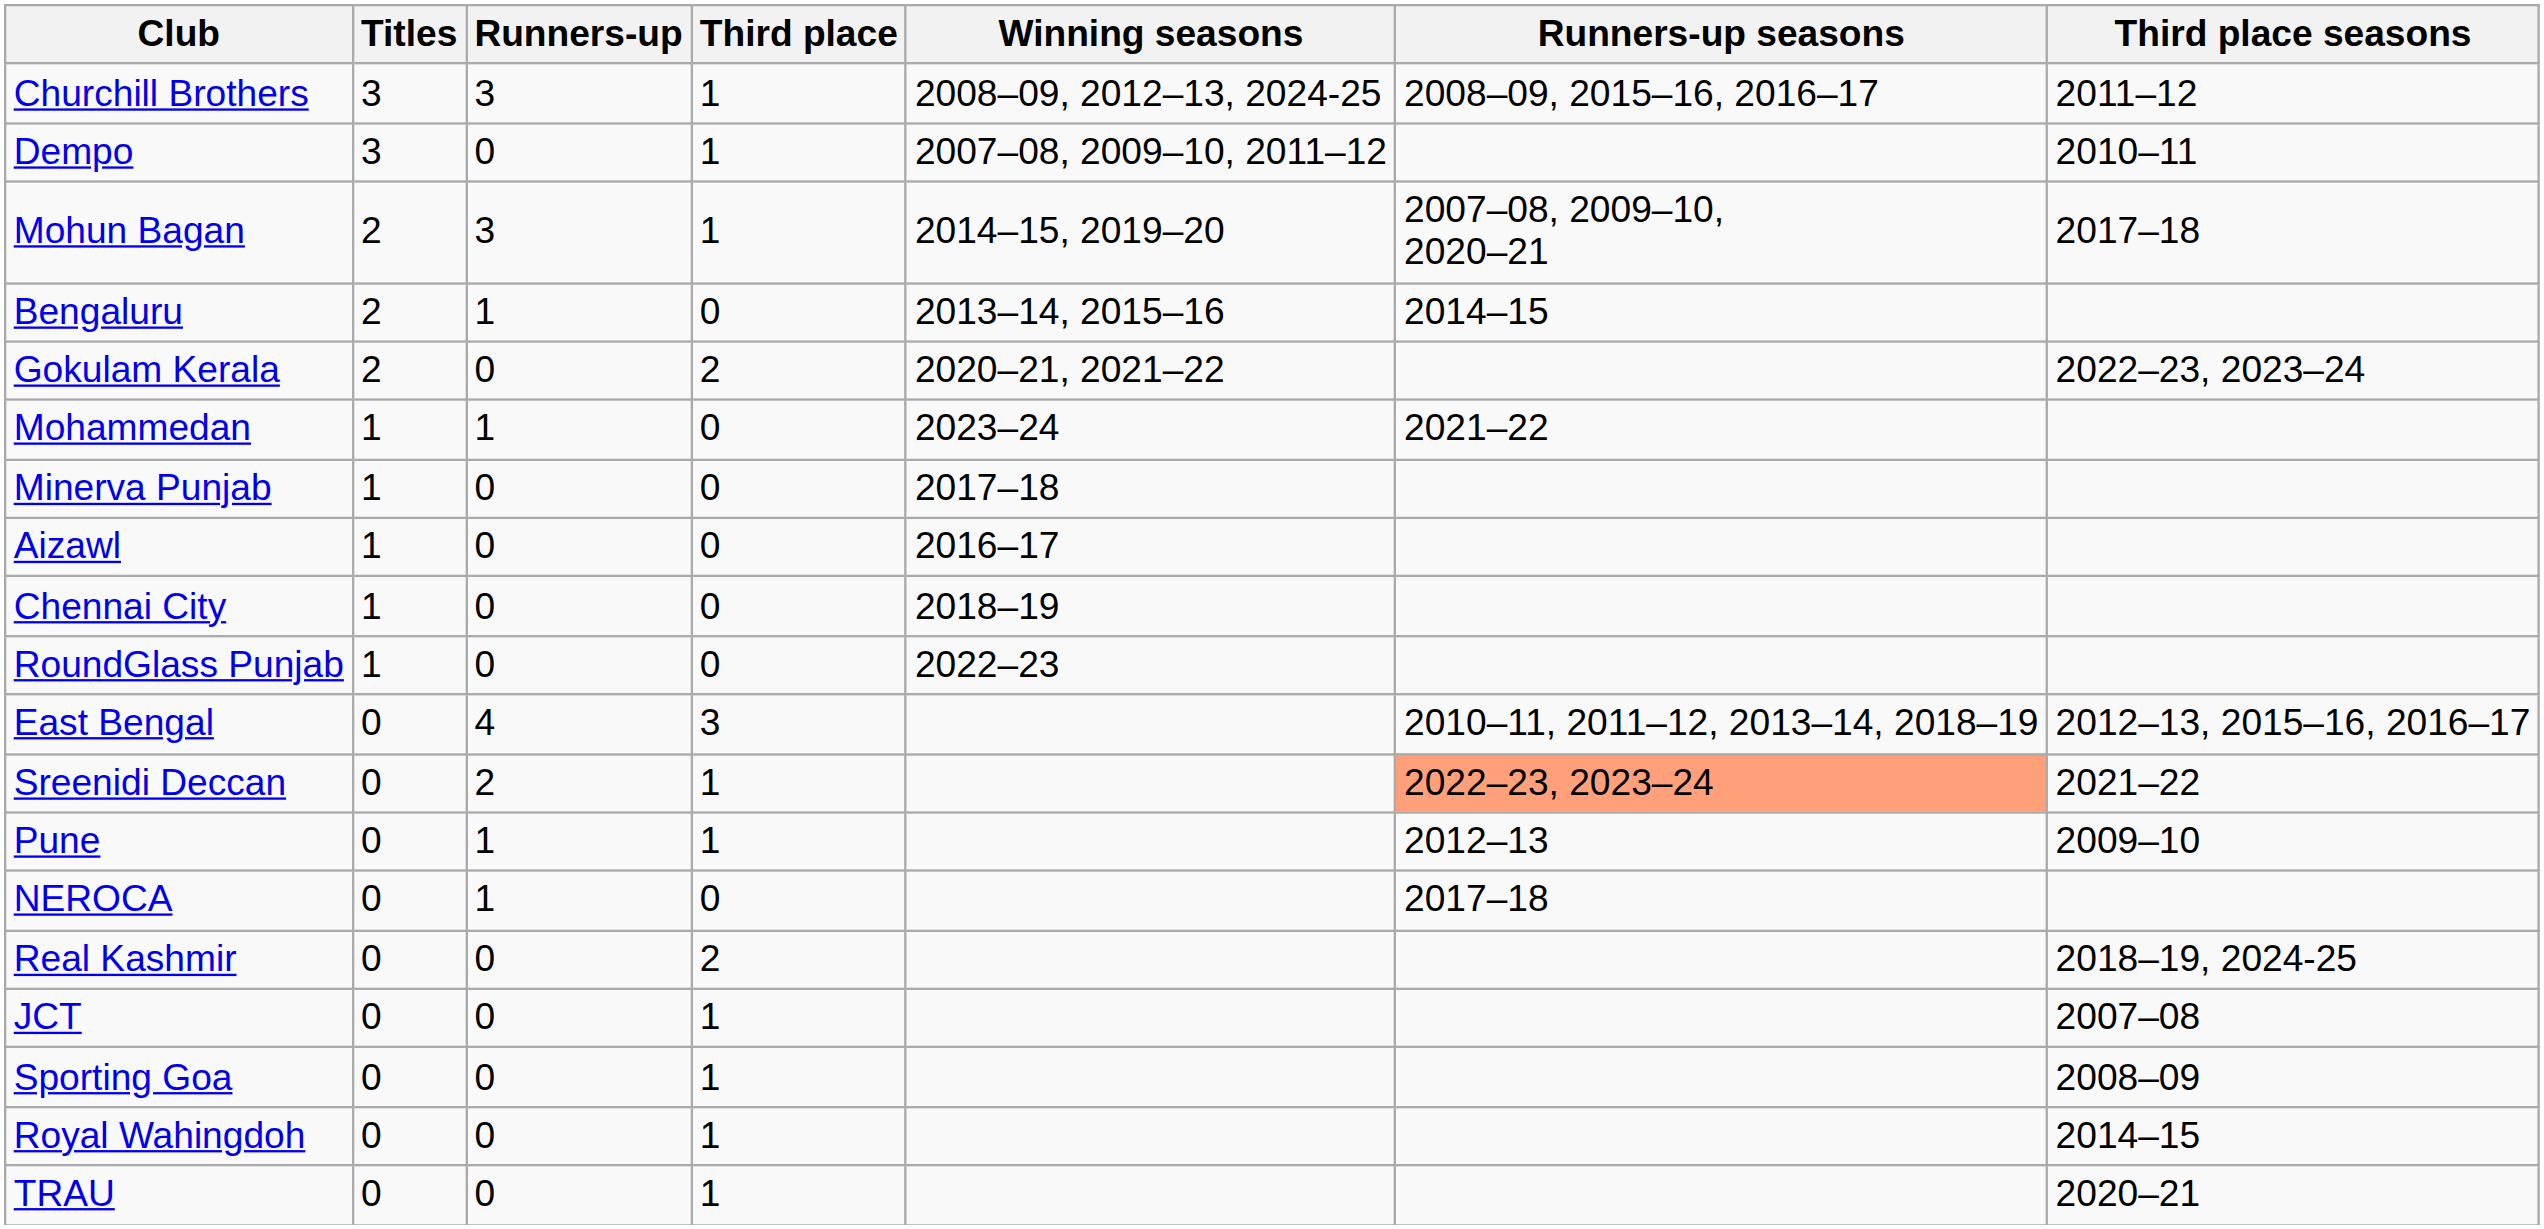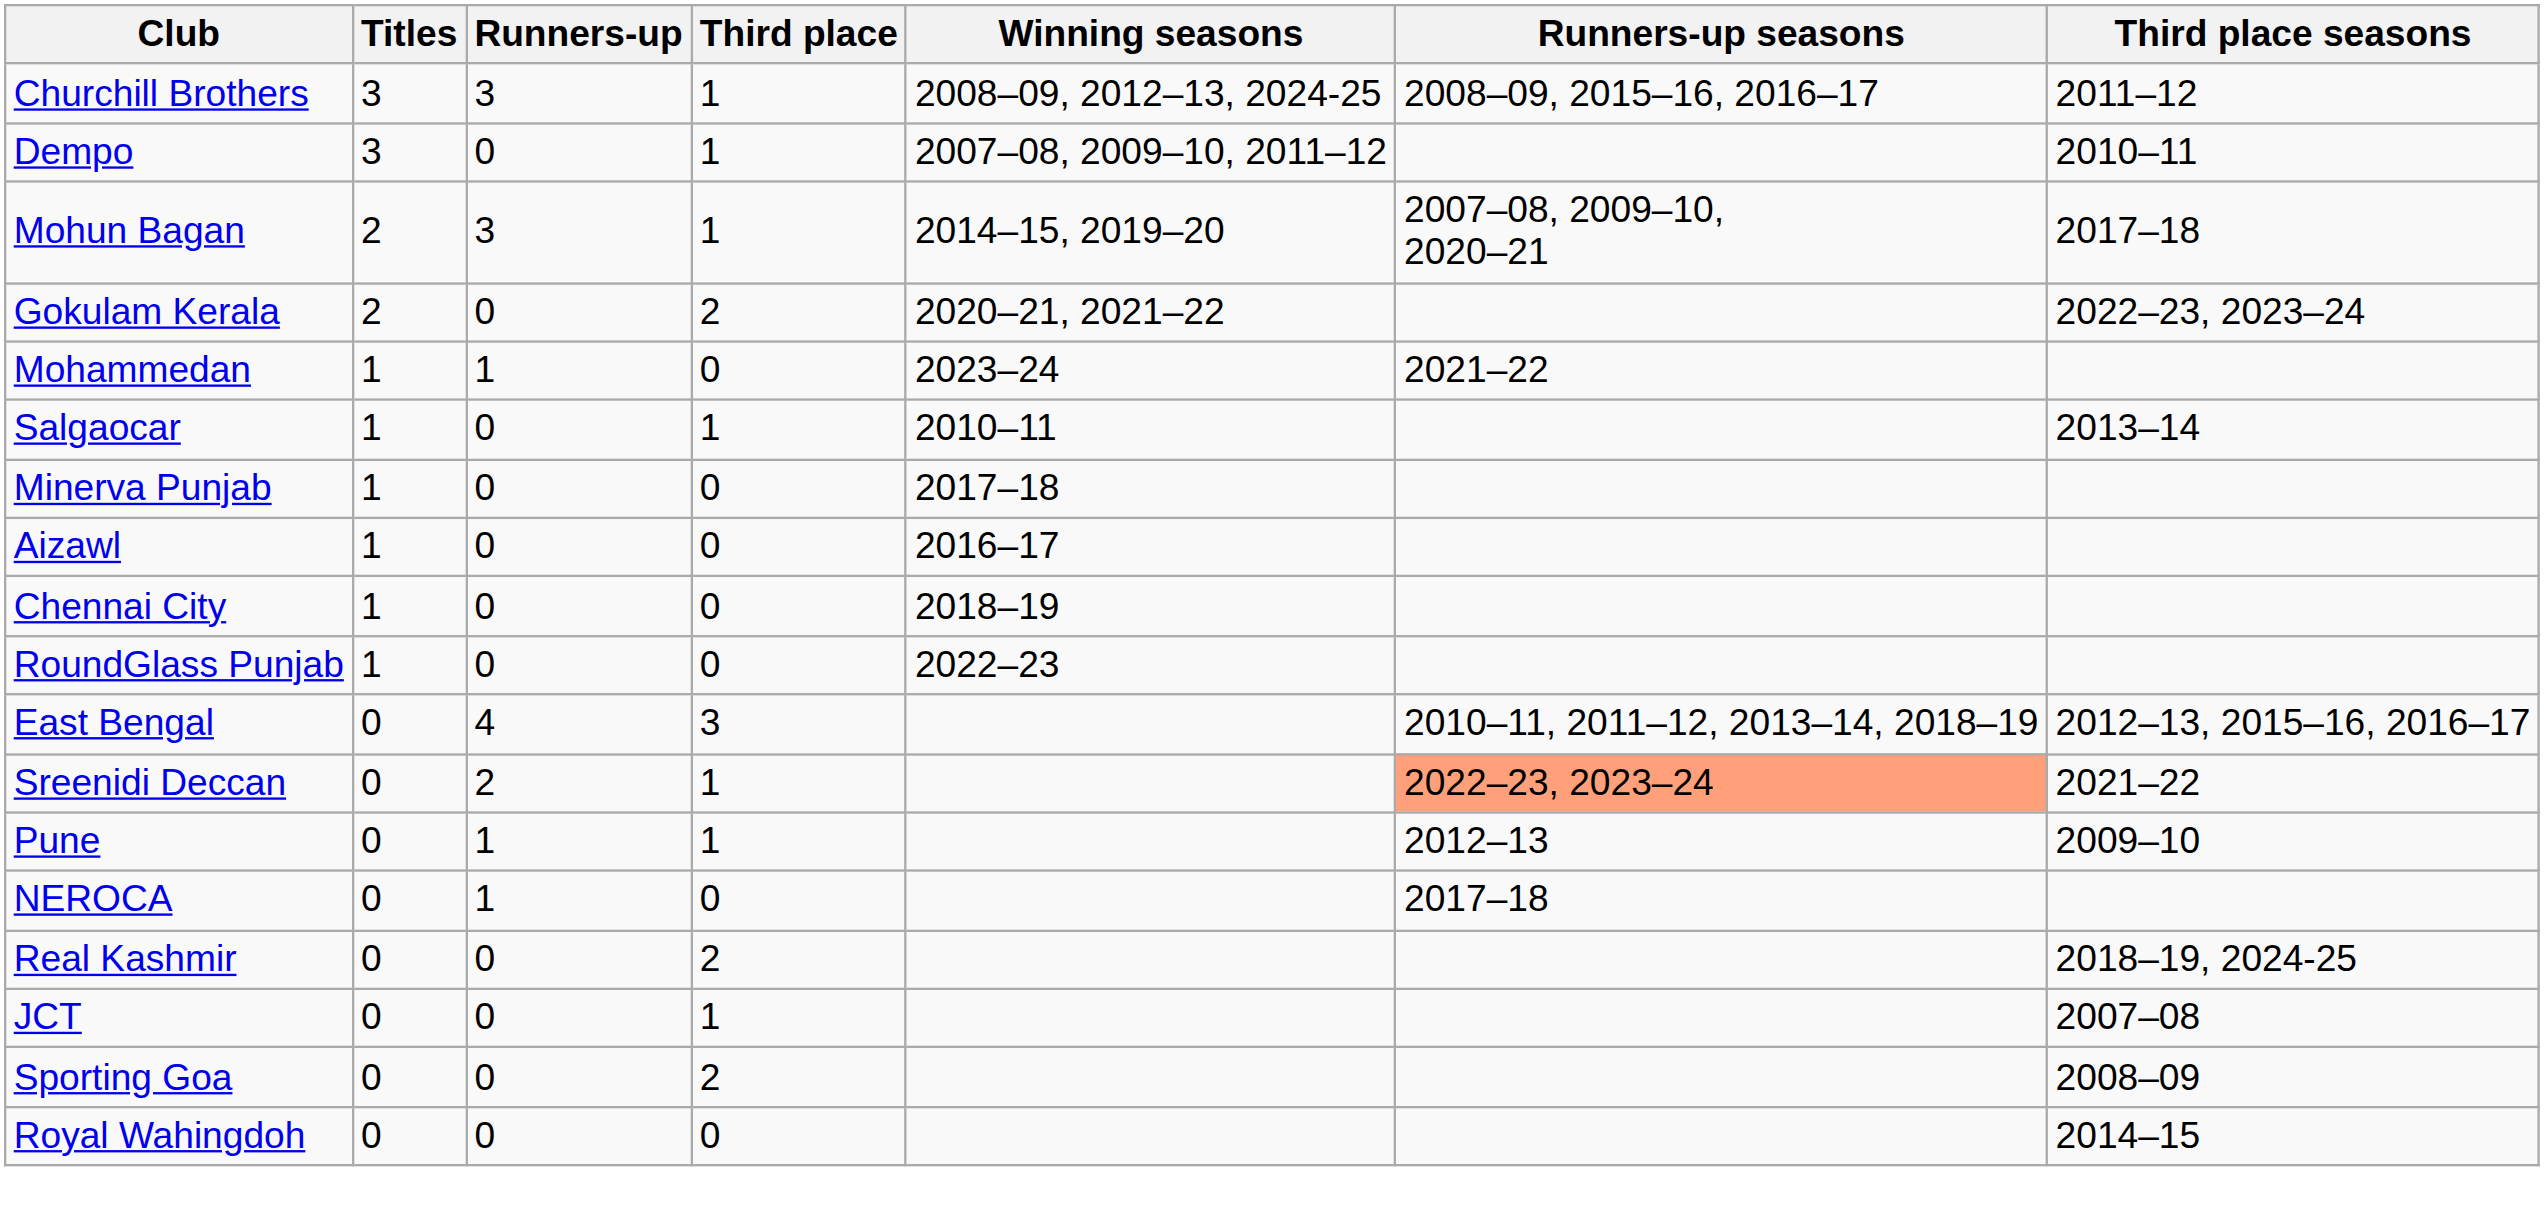- row: (98, 311)
+ row: (97, 428)
(710, 1076) 1 -> (710, 1076) 2
(710, 1135) 1 -> (710, 1135) 0
- row: (64, 1194)
